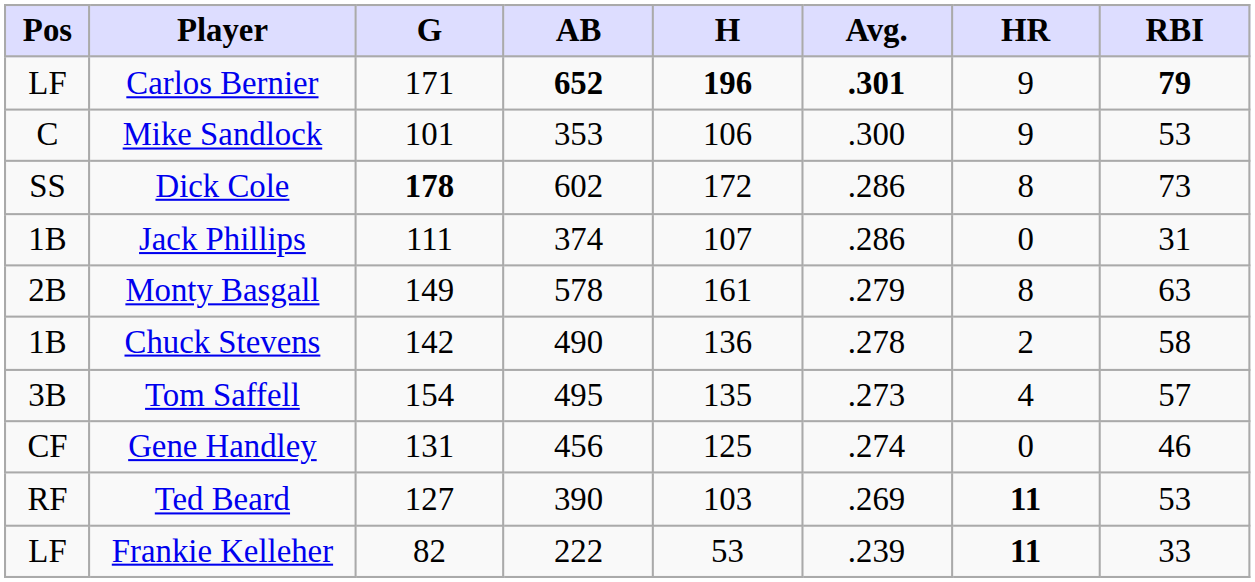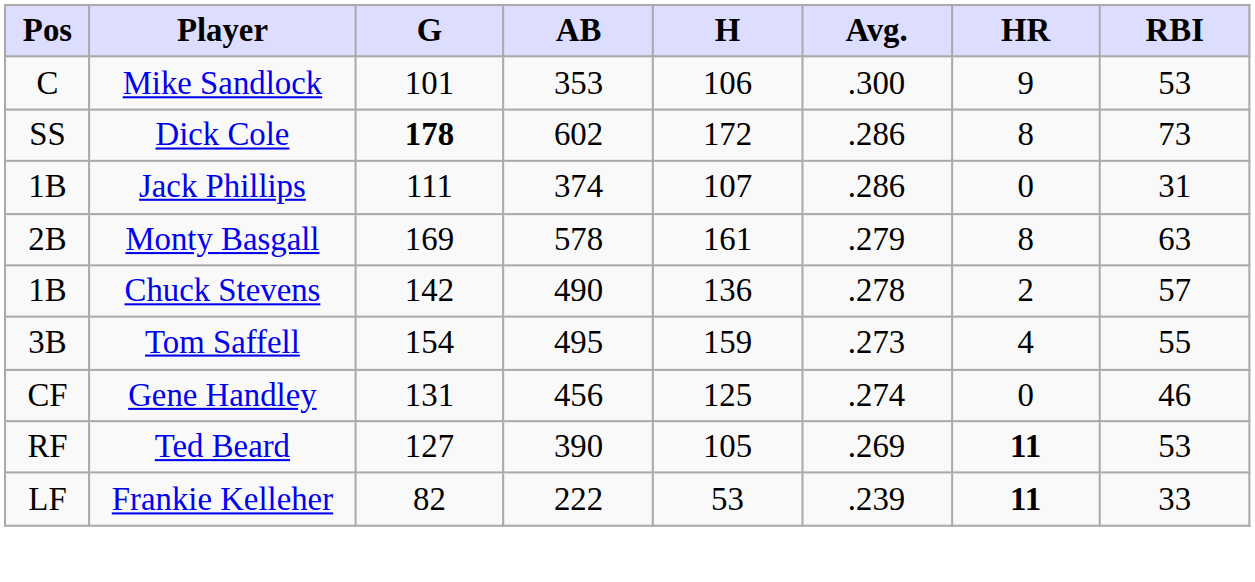- row: (222, 82)
(429, 290) 149 -> (429, 238) 169
(1175, 342) 58 -> (1175, 290) 57
(728, 394) 135 -> (728, 342) 159
(1175, 394) 57 -> (1175, 342) 55
(728, 498) 103 -> (728, 446) 105
